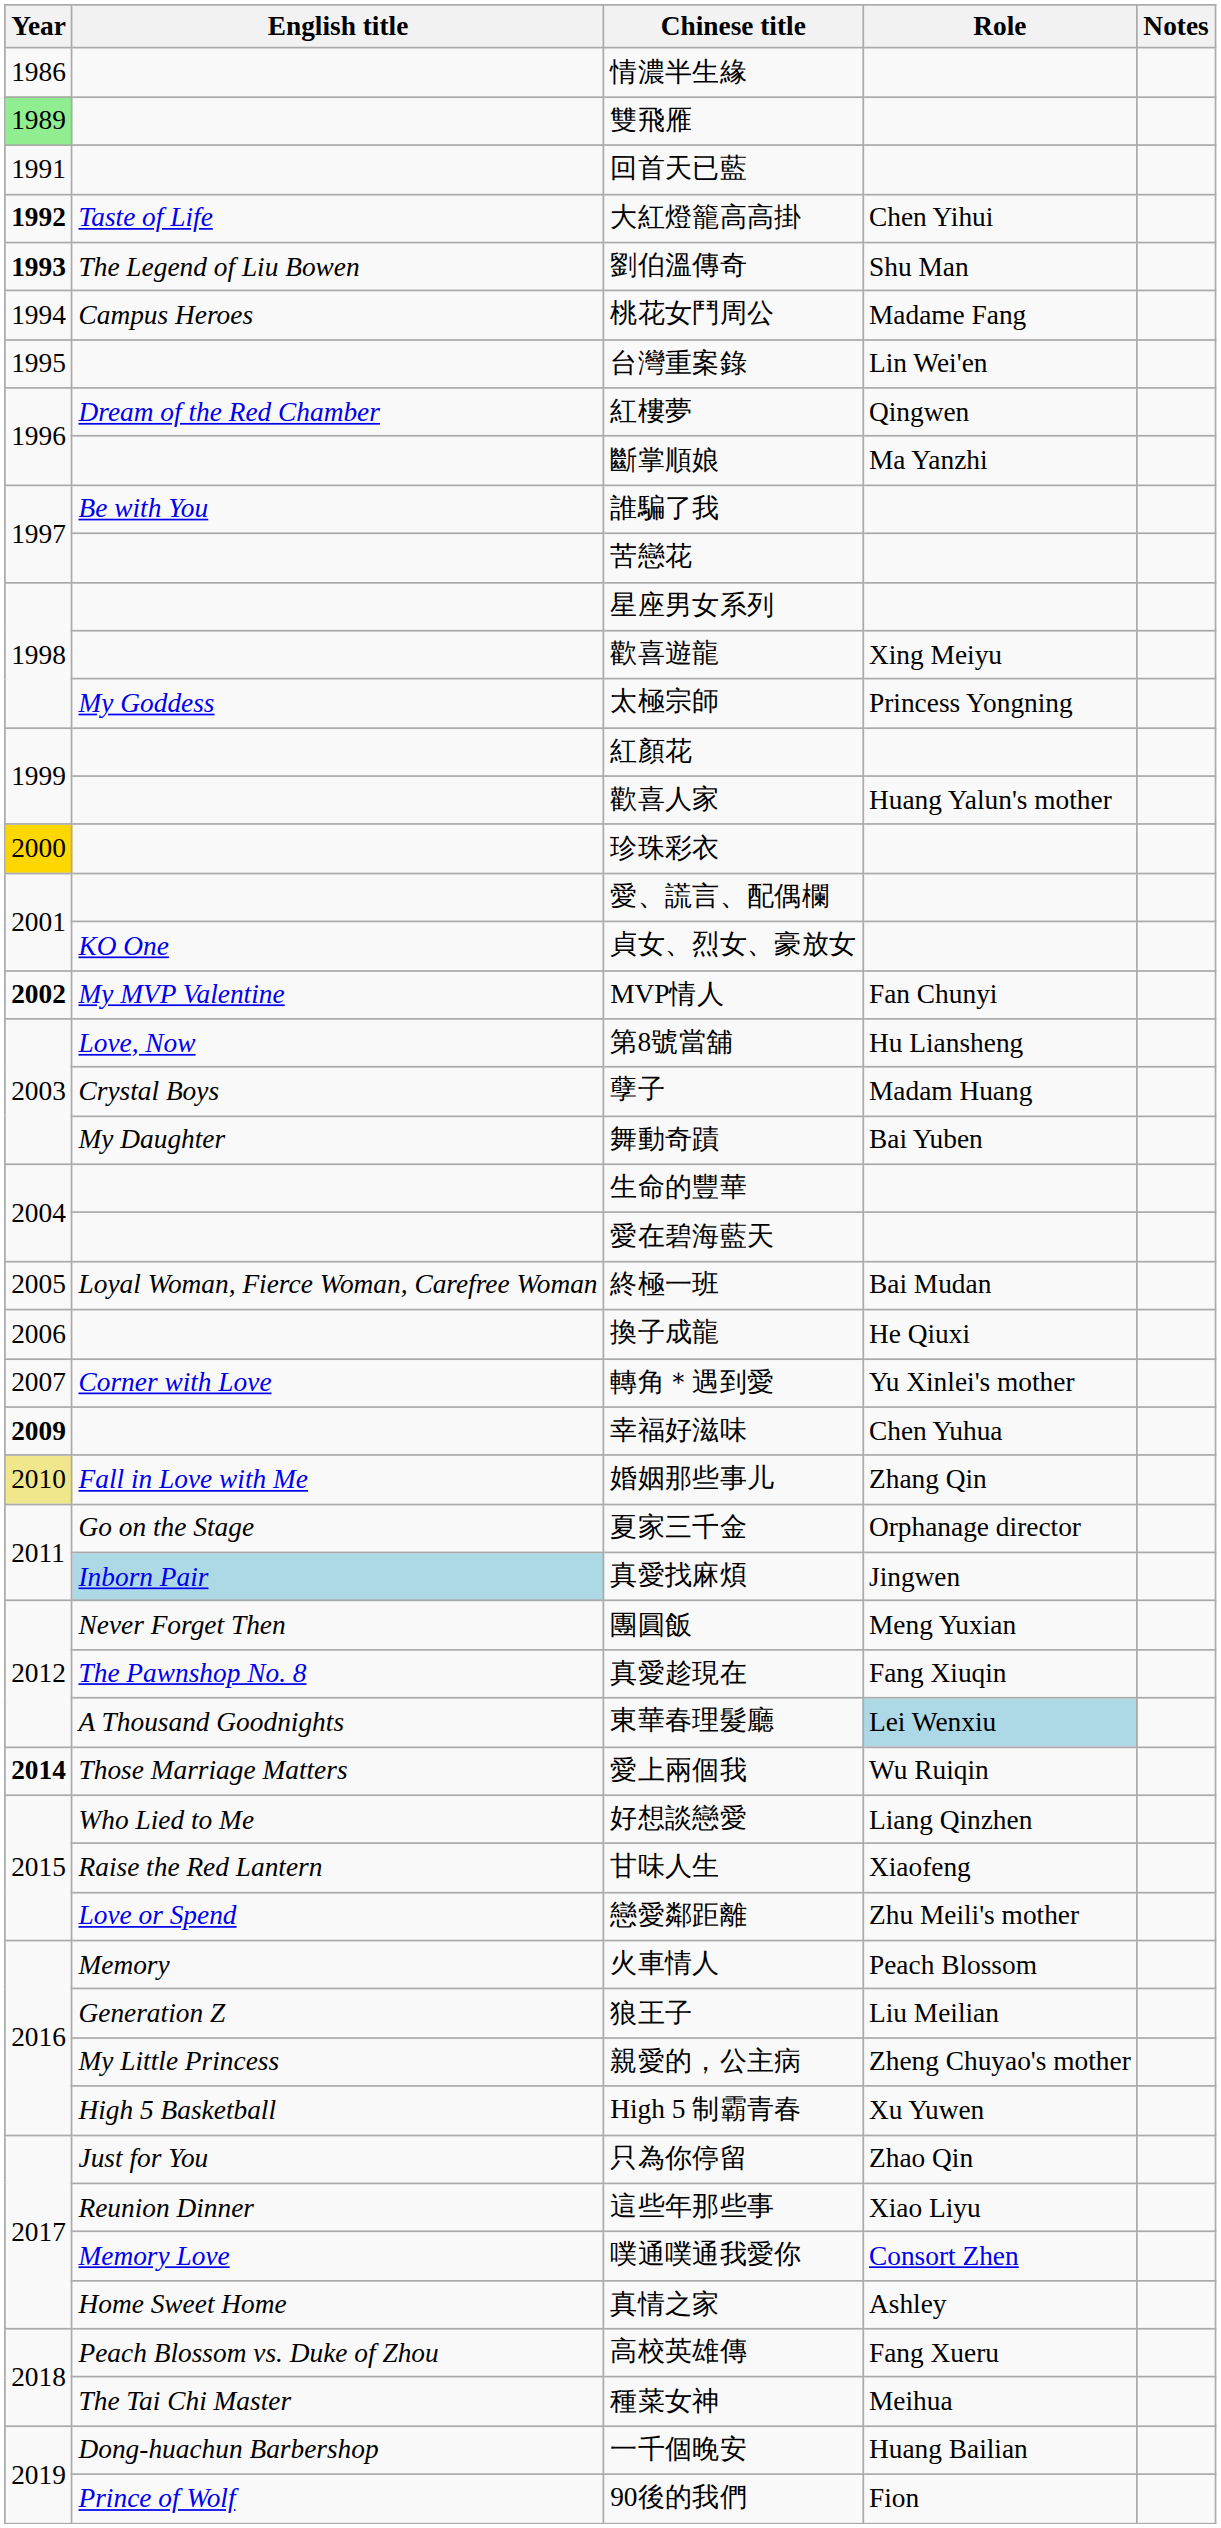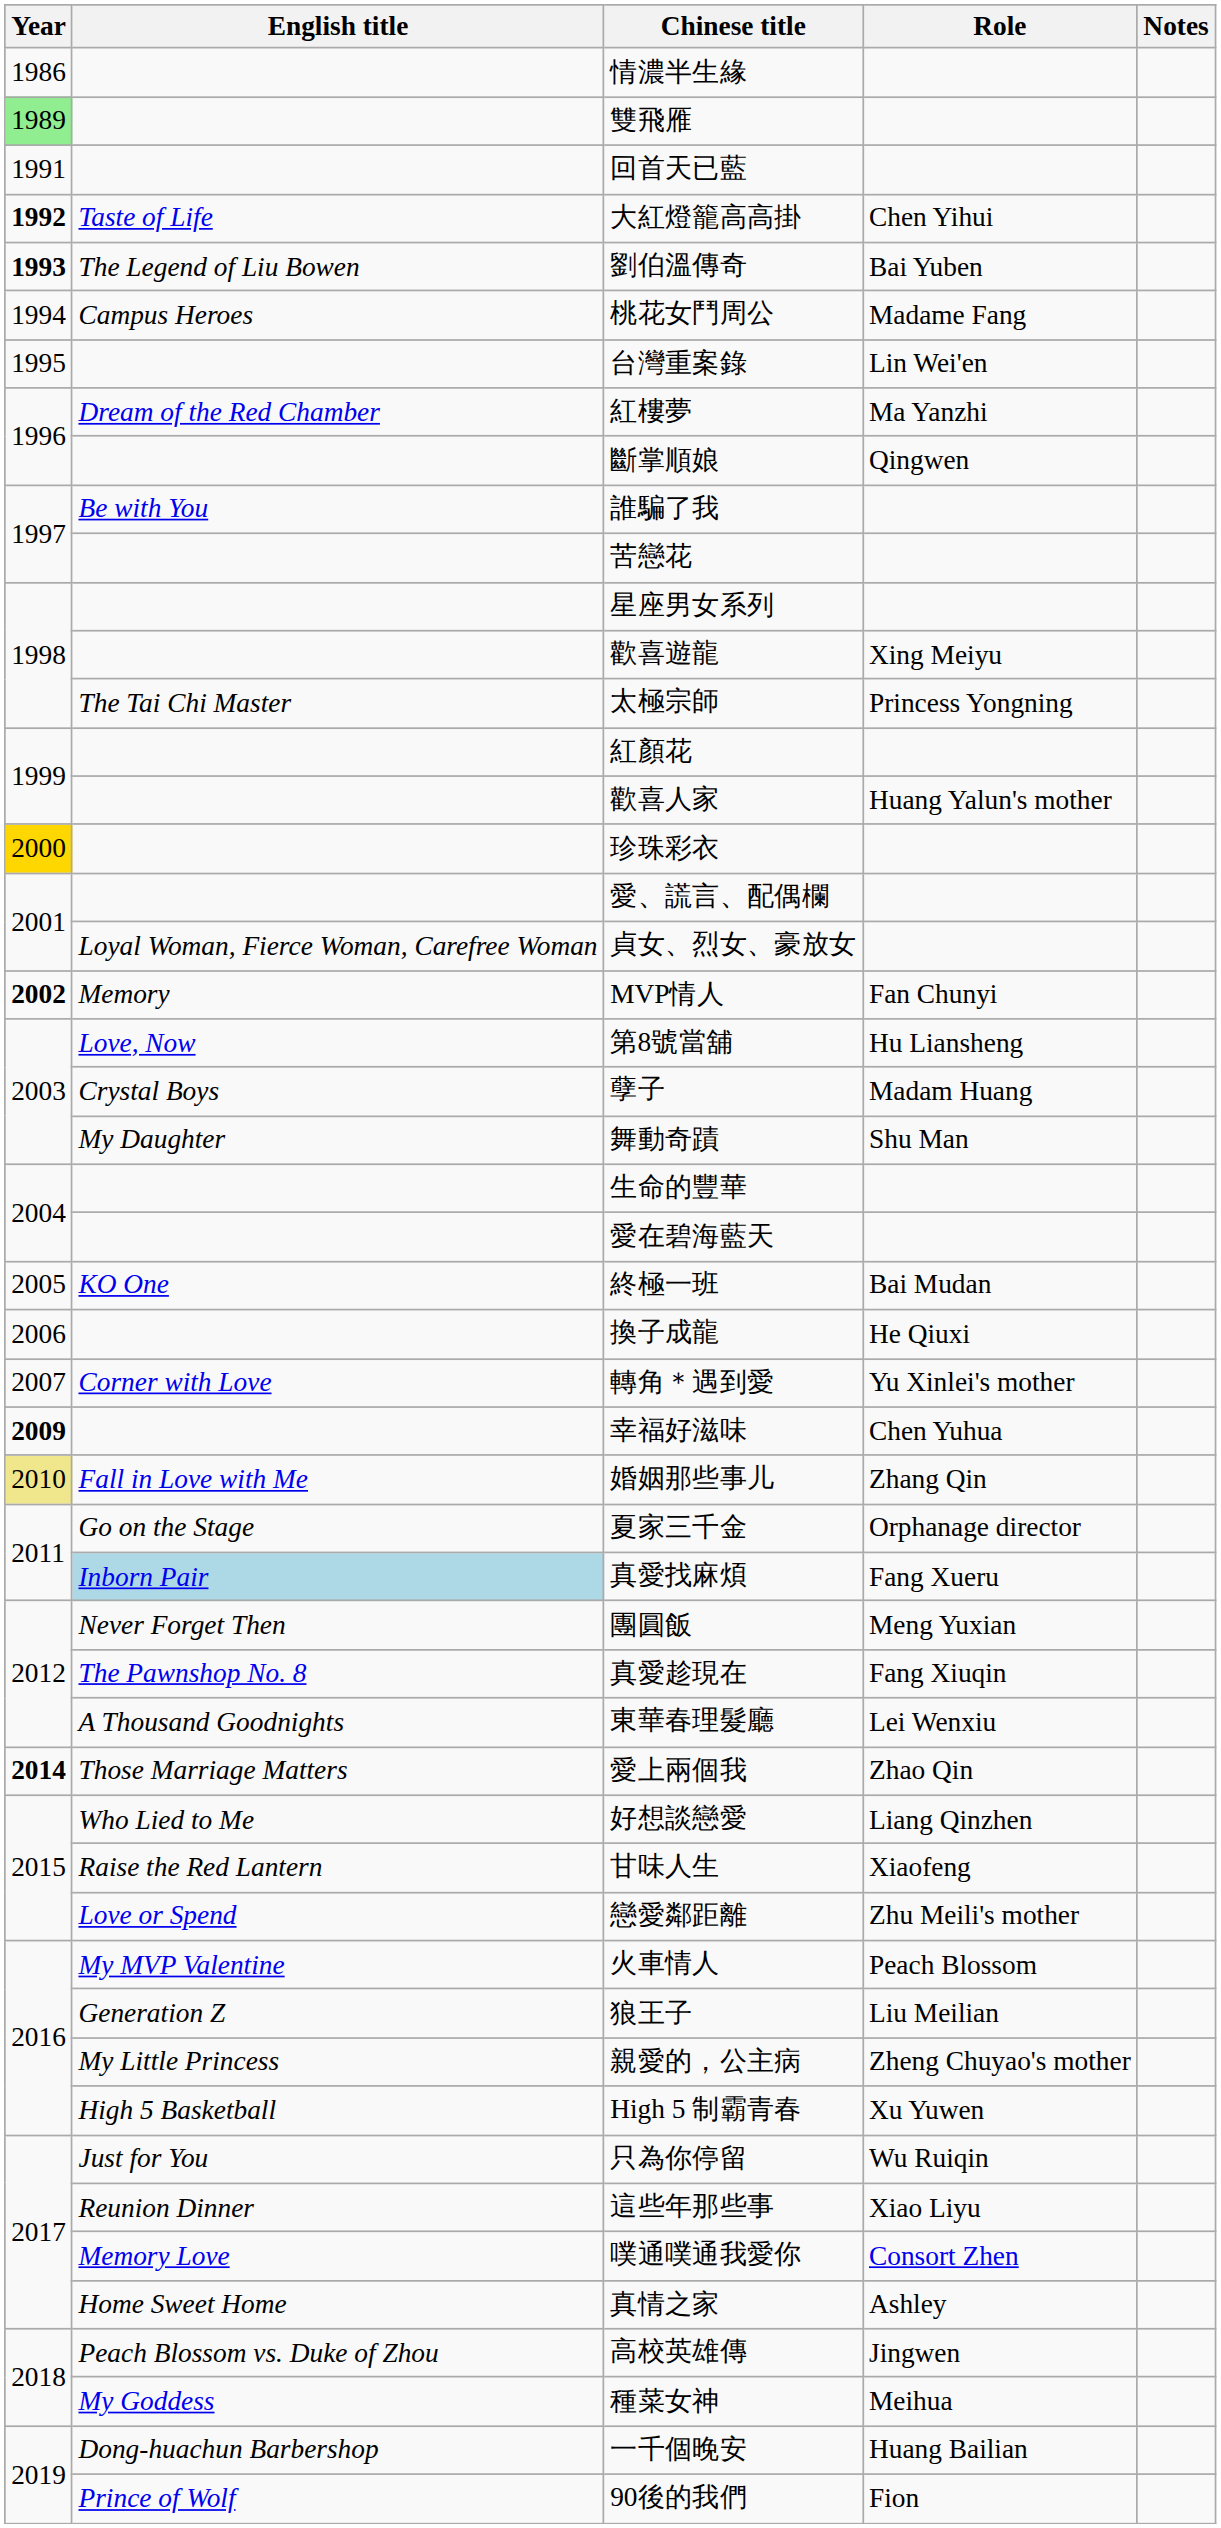(919, 266) Shu Man -> (926, 266) Bai Yuben
(919, 411) Qingwen -> (928, 411) Ma Yanzhi
(928, 460) Ma Yanzhi -> (919, 460) Qingwen
(147, 702) My Goddess -> (185, 702) The Tai Chi Master
(124, 945) KO One -> (338, 945) Loyal Woman, Fierce Woman, Carefree Woman
(182, 994) My MVP Valentine -> (124, 994) Memory
(926, 1139) Bai Yuben -> (919, 1139) Shu Man
(338, 1285) Loyal Woman, Fierce Woman, Carefree Woman -> (124, 1285) KO One
(915, 1576) Jingwen -> (934, 1576) Fang Xueru
(933, 1721) lightblue background -> (933, 1721) no background
(929, 1770) Wu Ruiqin -> (921, 1770) Zhao Qin
(124, 1964) Memory -> (182, 1964) My MVP Valentine
(921, 2158) Zhao Qin -> (929, 2158) Wu Ruiqin
(934, 2352) Fang Xueru -> (915, 2352) Jingwen
(185, 2401) The Tai Chi Master -> (147, 2401) My Goddess
